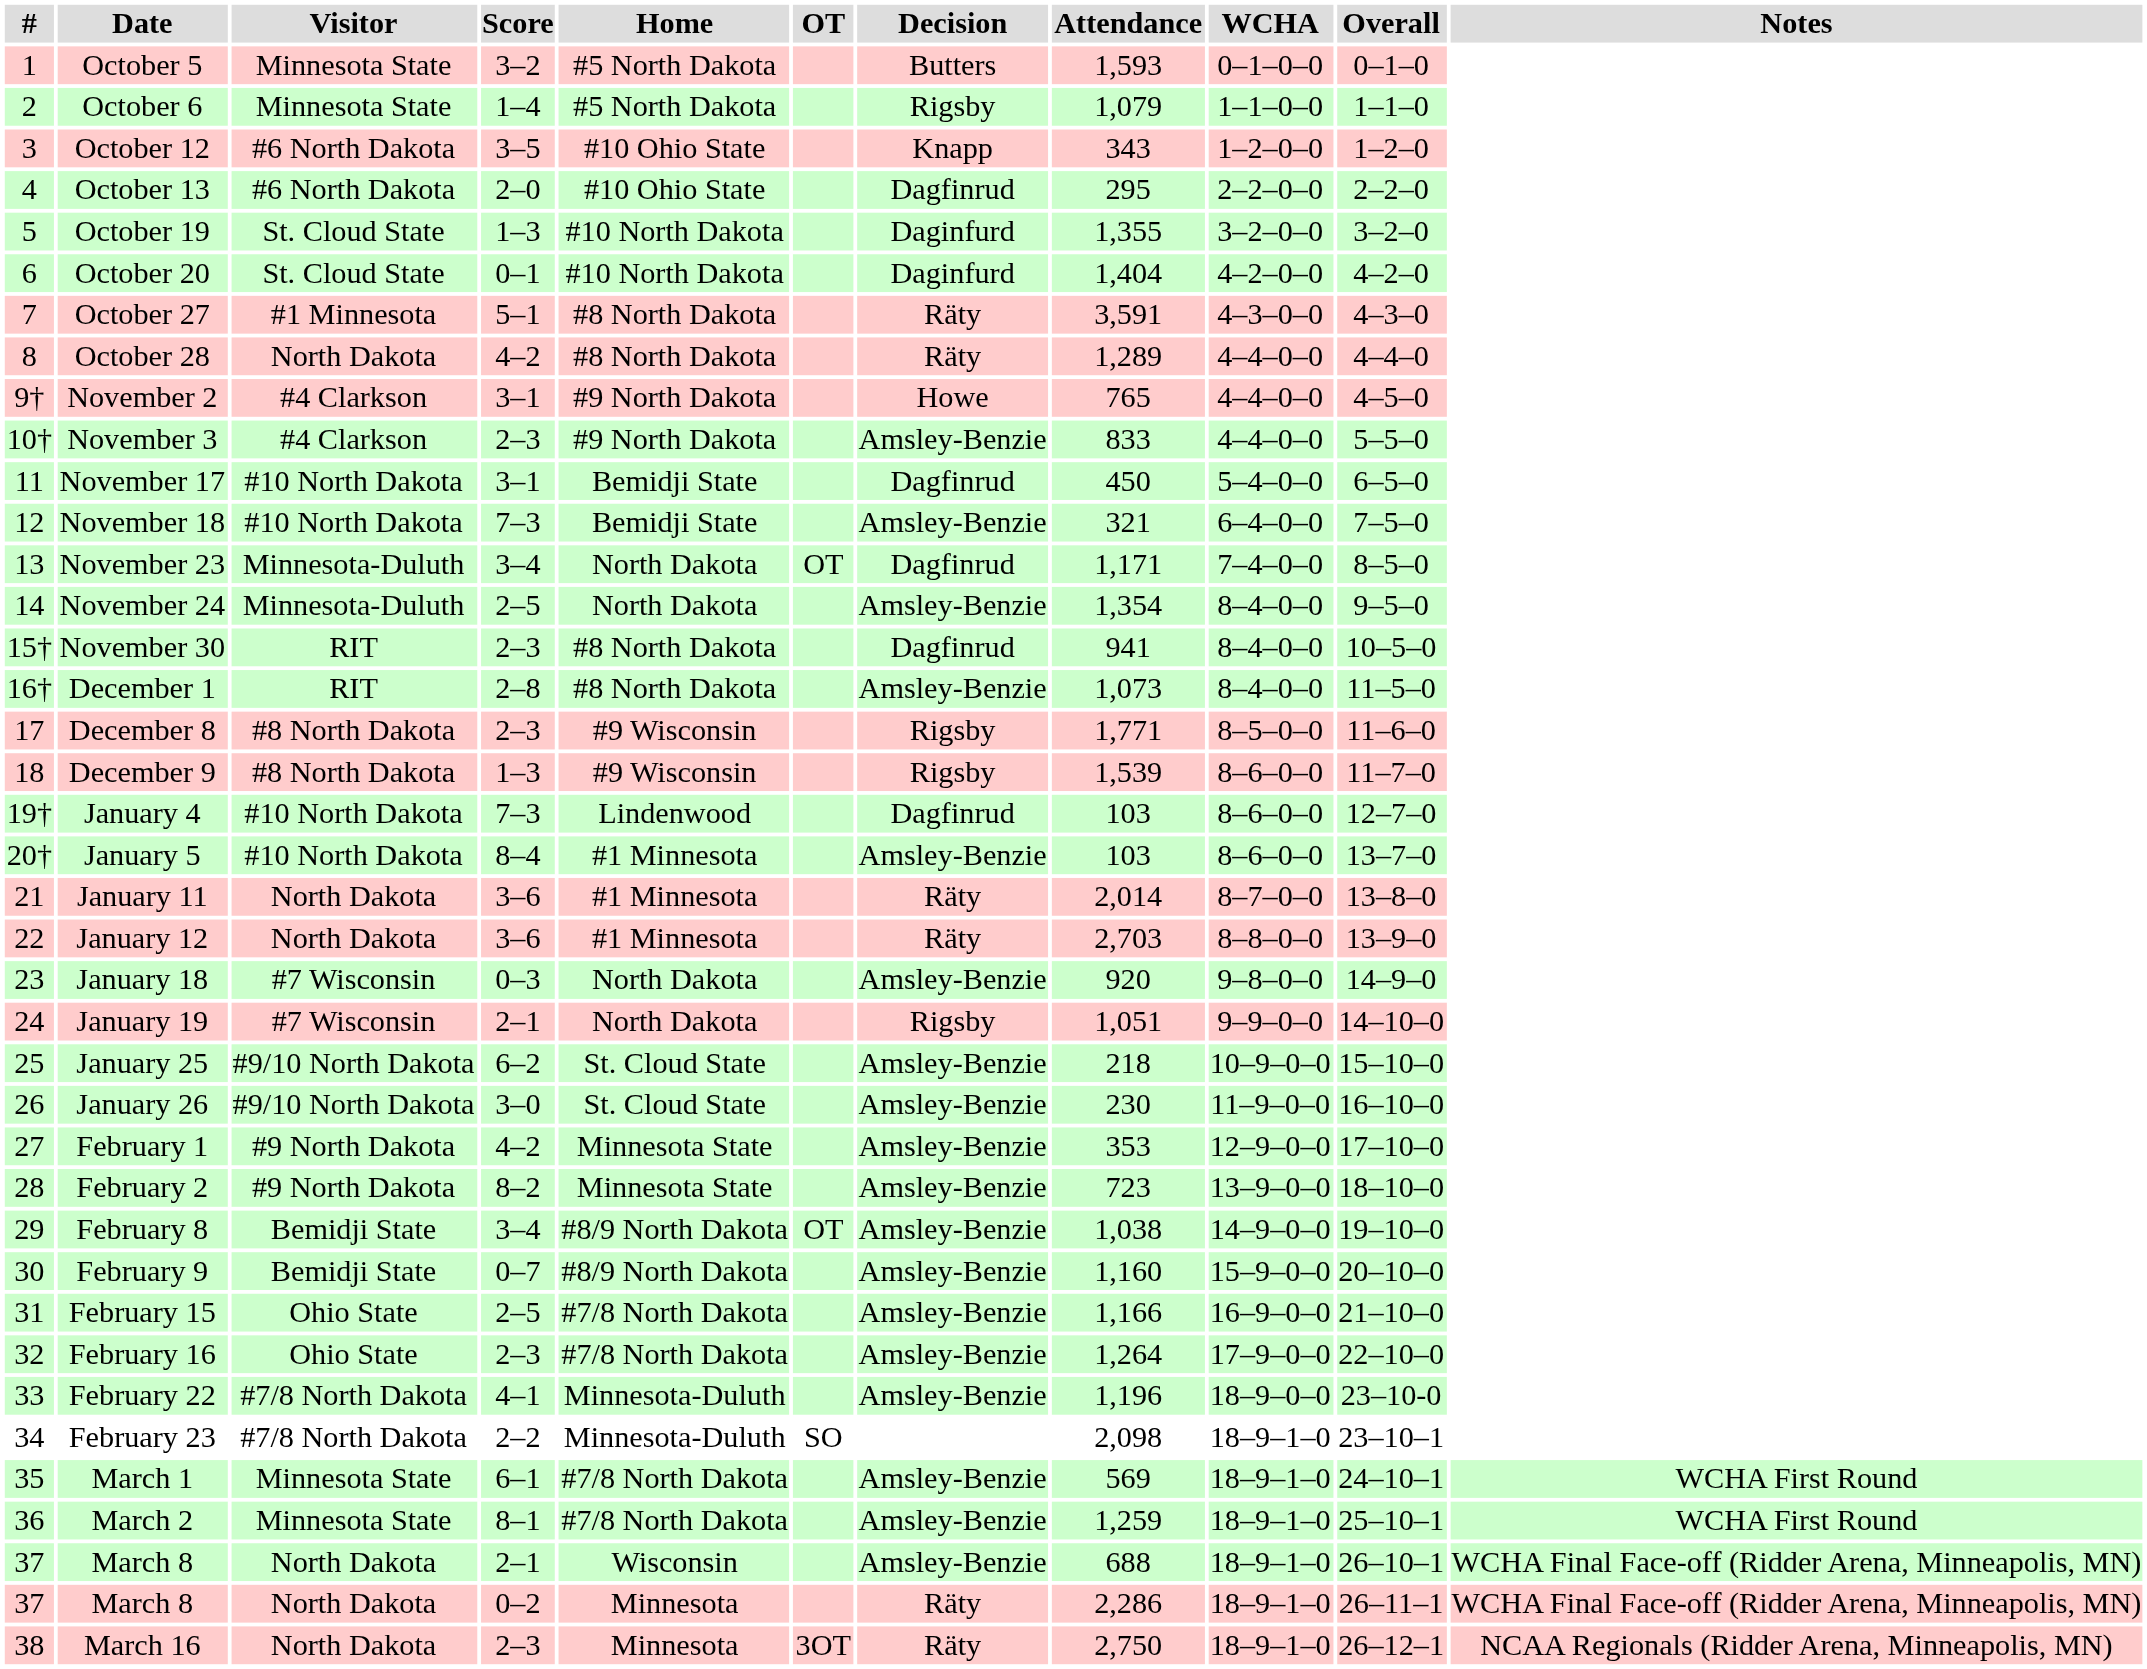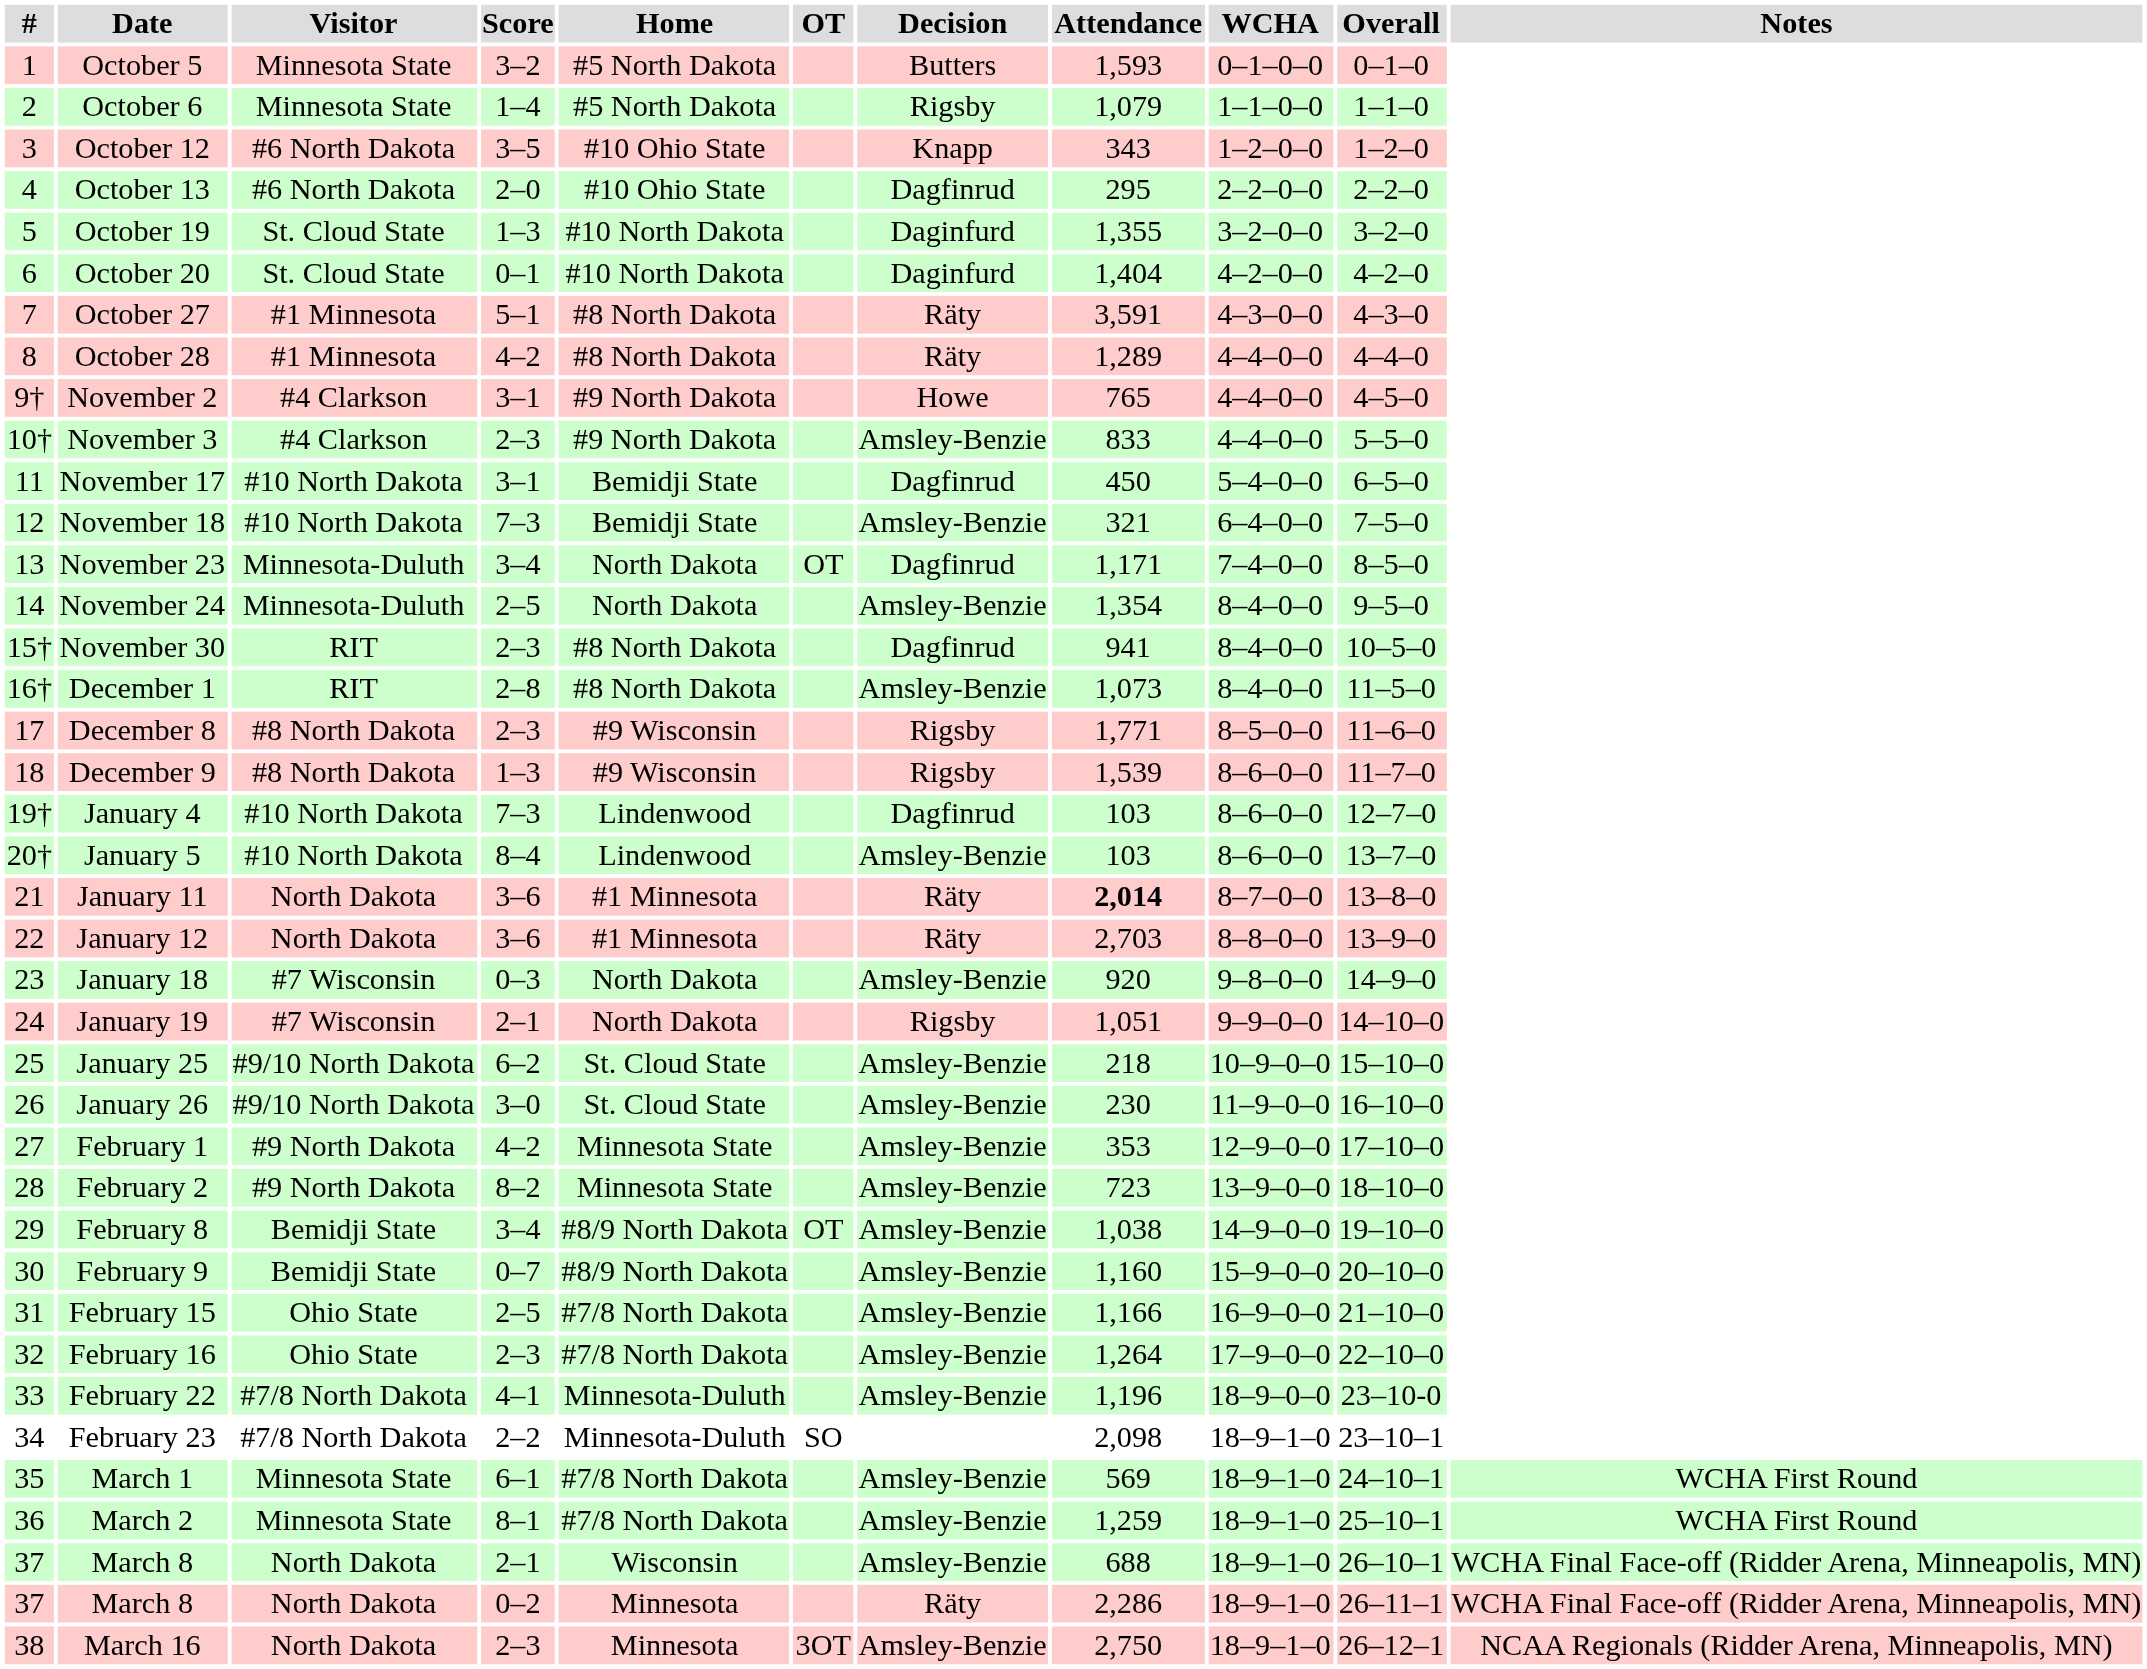(354, 355) North Dakota -> (354, 355) #1 Minnesota
(675, 854) #1 Minnesota -> (675, 854) Lindenwood
(1128, 896) normal -> (1128, 896) bold
(953, 1644) Räty -> (953, 1644) Amsley-Benzie
